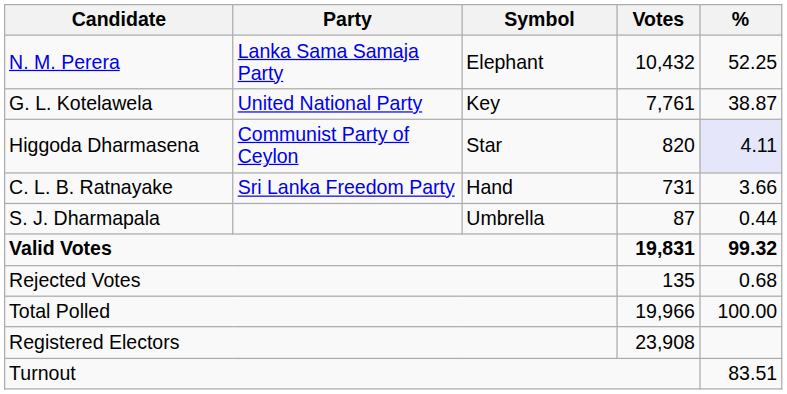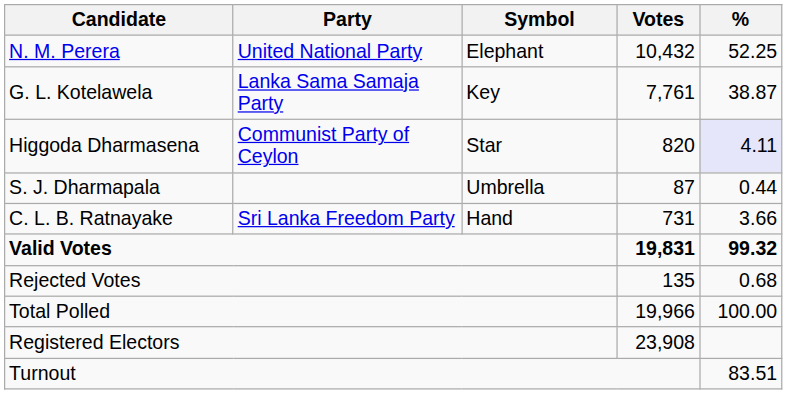(328, 61) Lanka Sama Samaja Party -> (330, 50) United National Party
(330, 103) United National Party -> (328, 92) Lanka Sama Samaja Party
rows swapped: (91, 187) <-> (85, 218)
